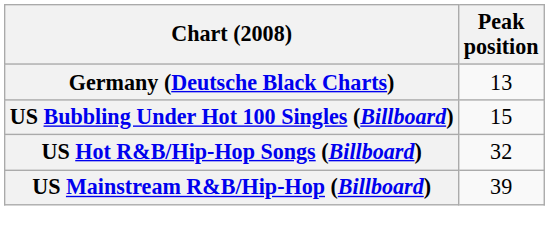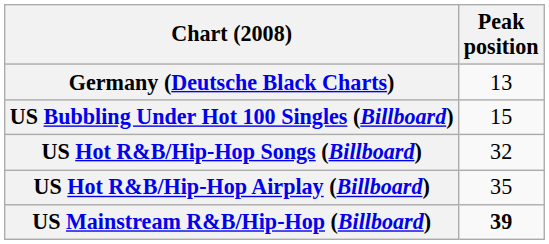+ row: (232, 186)
(501, 186) normal -> (501, 221) bold
